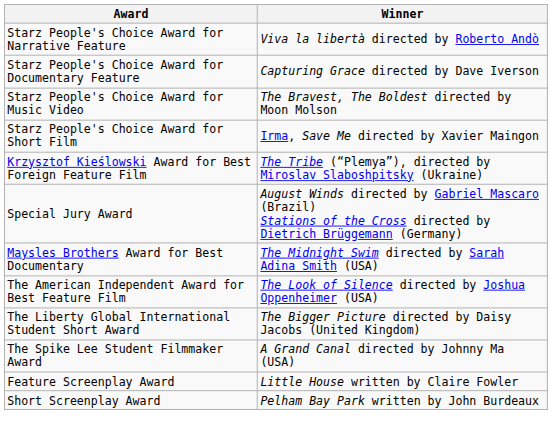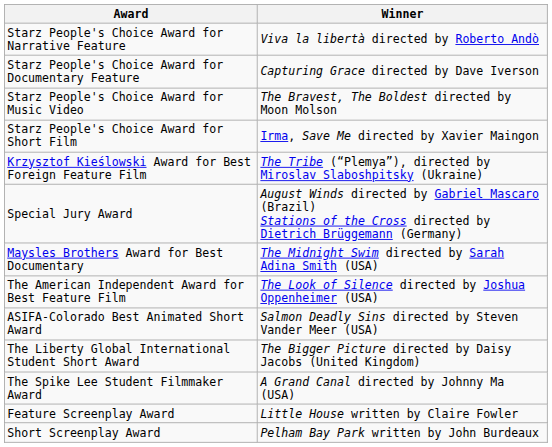+ row: (126, 324)
